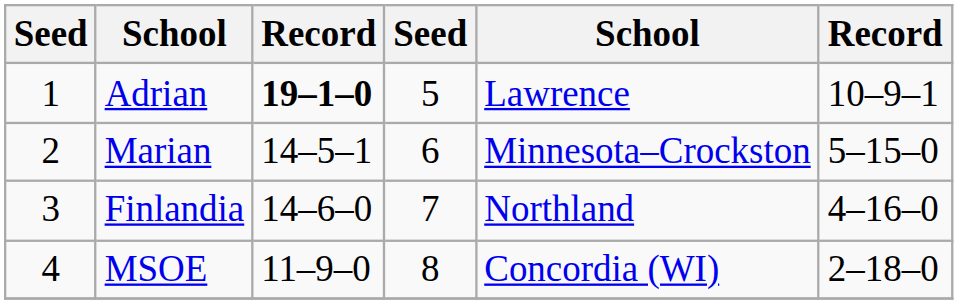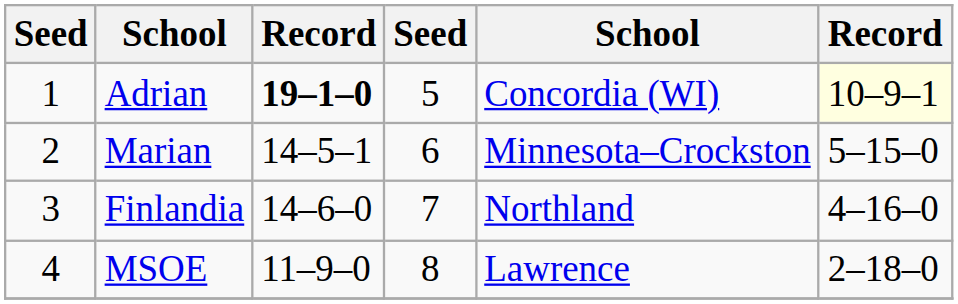(557, 92) Lawrence -> (602, 92) Concordia (WI)
(883, 92) no background -> (883, 92) lightyellow background
(602, 268) Concordia (WI) -> (557, 268) Lawrence
